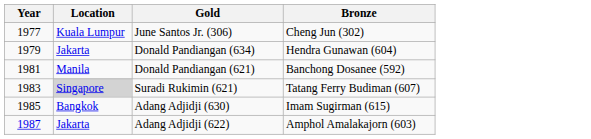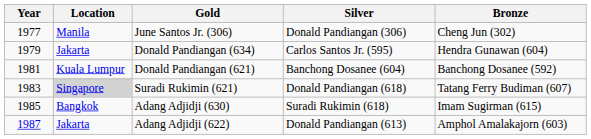+ column: (359, 13)
(90, 32) Kuala Lumpur -> (73, 32) Manila
(73, 69) Manila -> (90, 69) Kuala Lumpur
